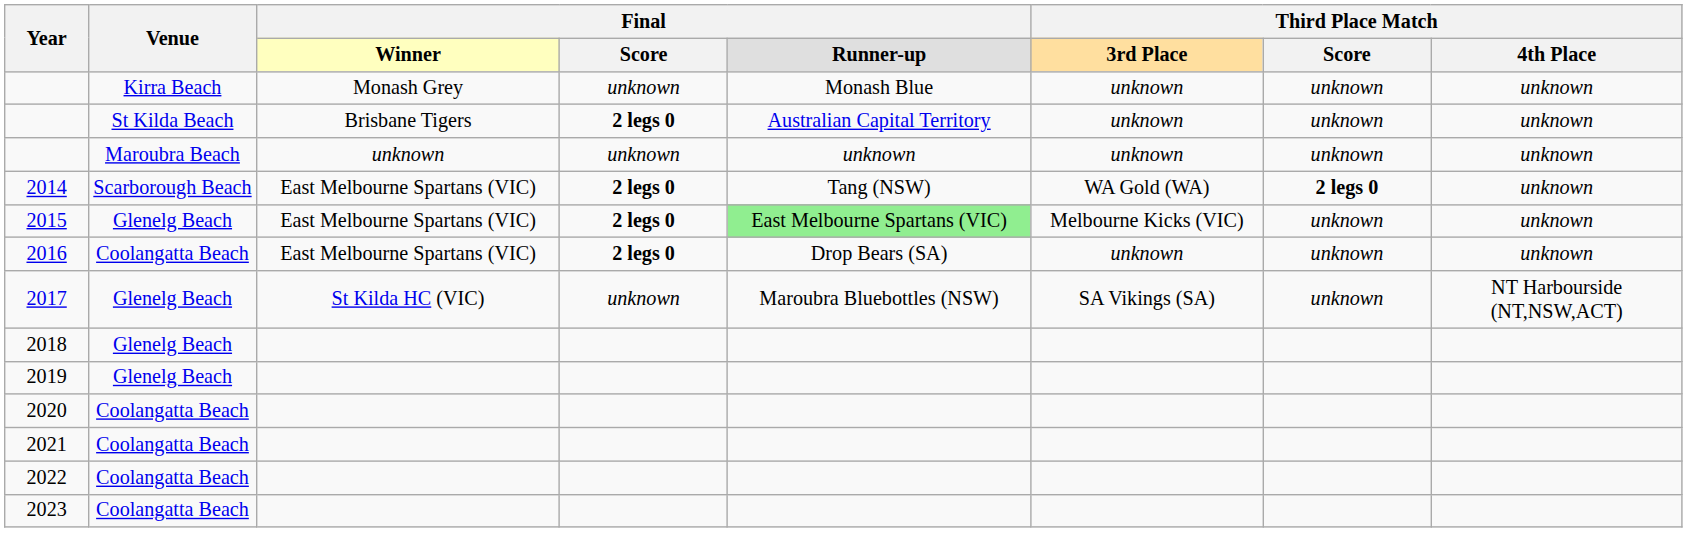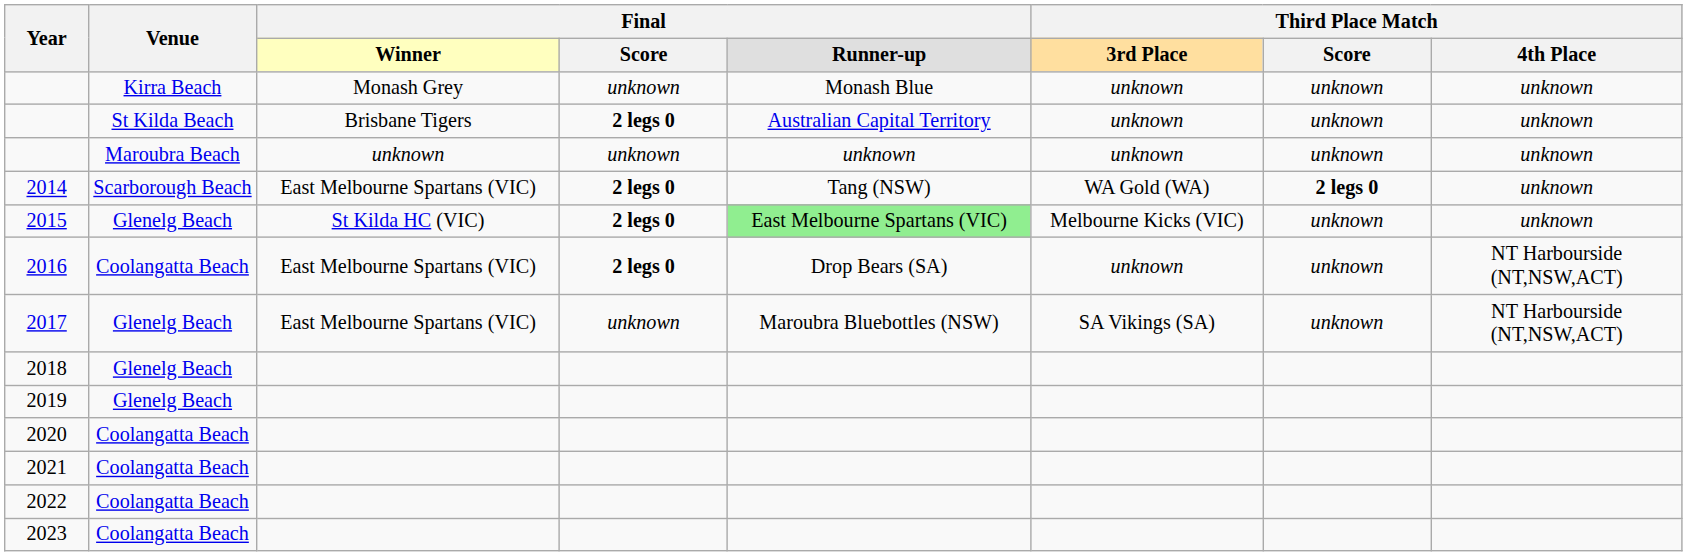(408, 221) East Melbourne Spartans (VIC) -> (408, 221) St Kilda HC (VIC)
(1557, 254) unknown -> (1557, 266) NT Harbourside (NT,NSW,ACT)
(408, 299) St Kilda HC (VIC) -> (408, 323) East Melbourne Spartans (VIC)
